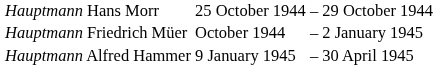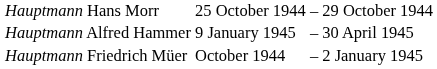rows swapped: (96, 33) <-> (98, 55)
